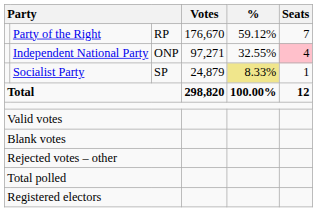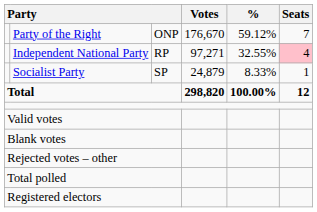(162, 33) RP -> (166, 33) ONP
(166, 53) ONP -> (162, 53) RP
(260, 72) khaki background -> (260, 72) no background
